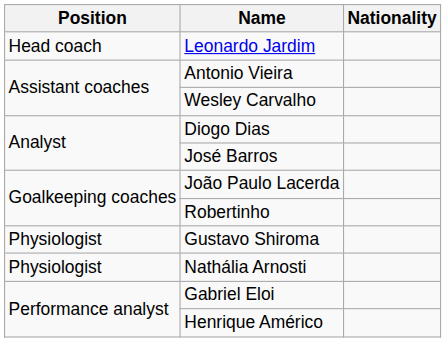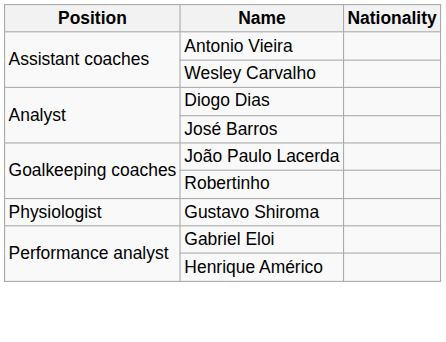- row: (250, 45)
- row: (245, 267)
